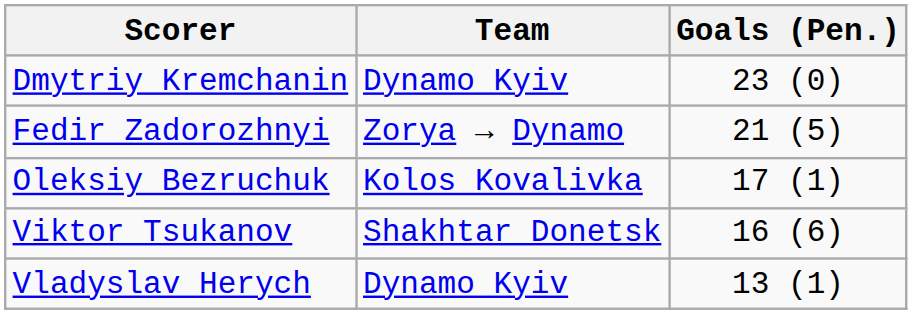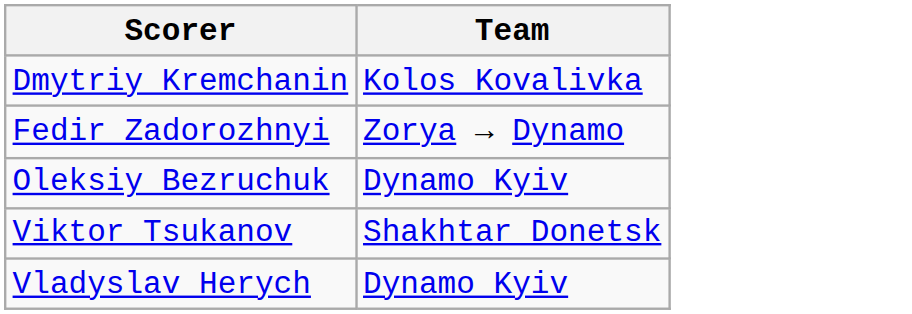- column: (788, 31)
(466, 81) Dynamo Kyiv -> (503, 81) Kolos Kovalivka
(503, 182) Kolos Kovalivka -> (466, 182) Dynamo Kyiv
